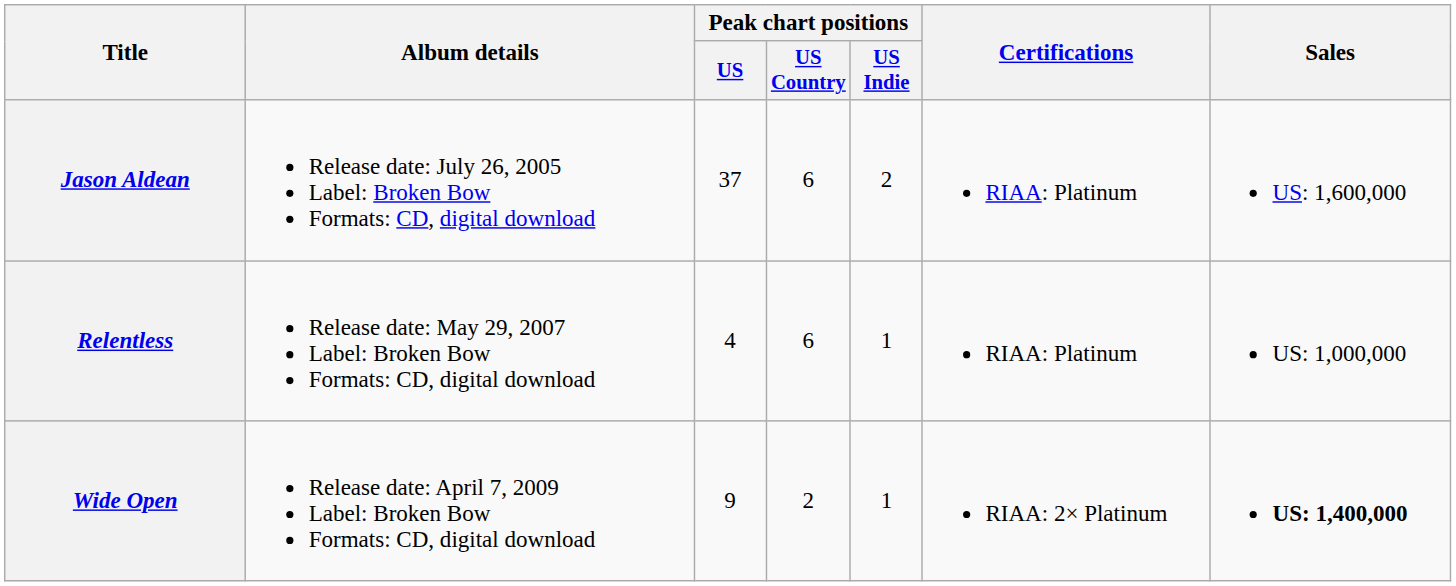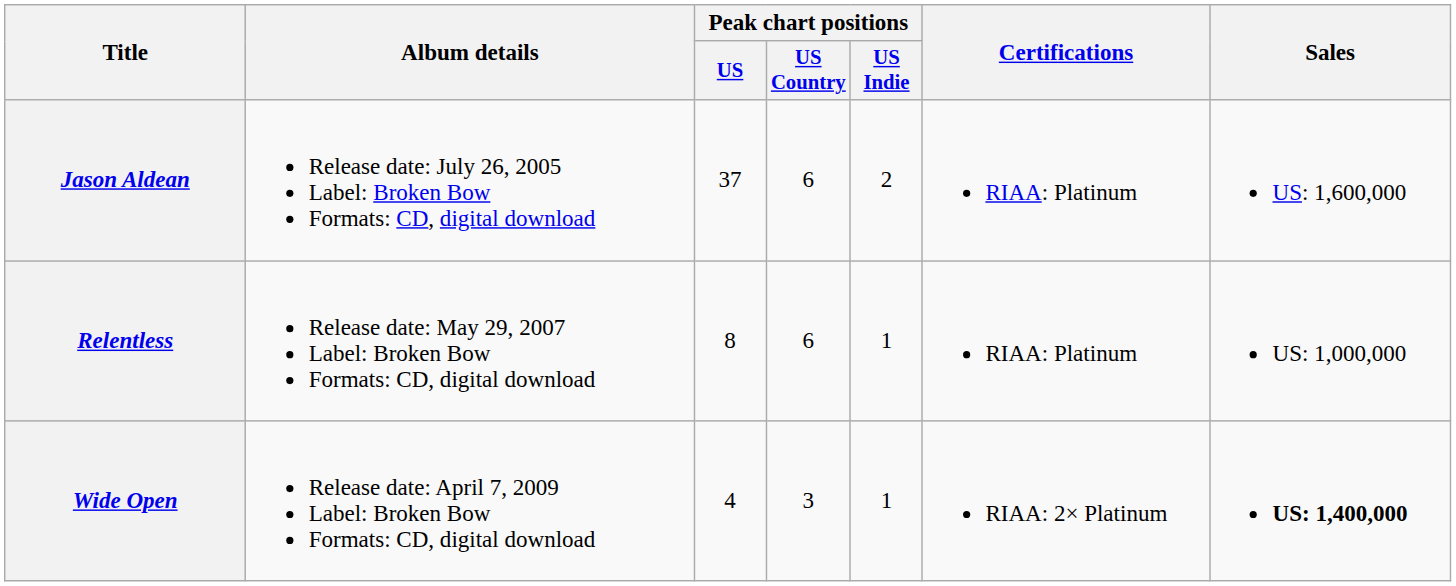(730, 340) 4 -> (730, 340) 8
(730, 500) 9 -> (730, 500) 4
(808, 500) 2 -> (808, 500) 3
